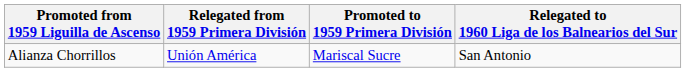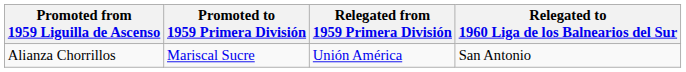columns swapped: (382, 24) <-> (237, 24)
